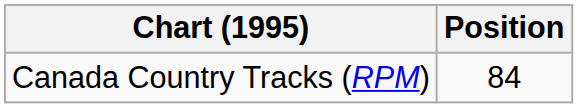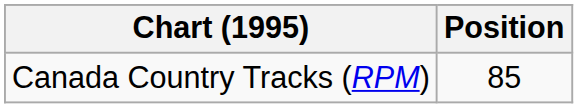(504, 77) 84 -> (504, 77) 85
